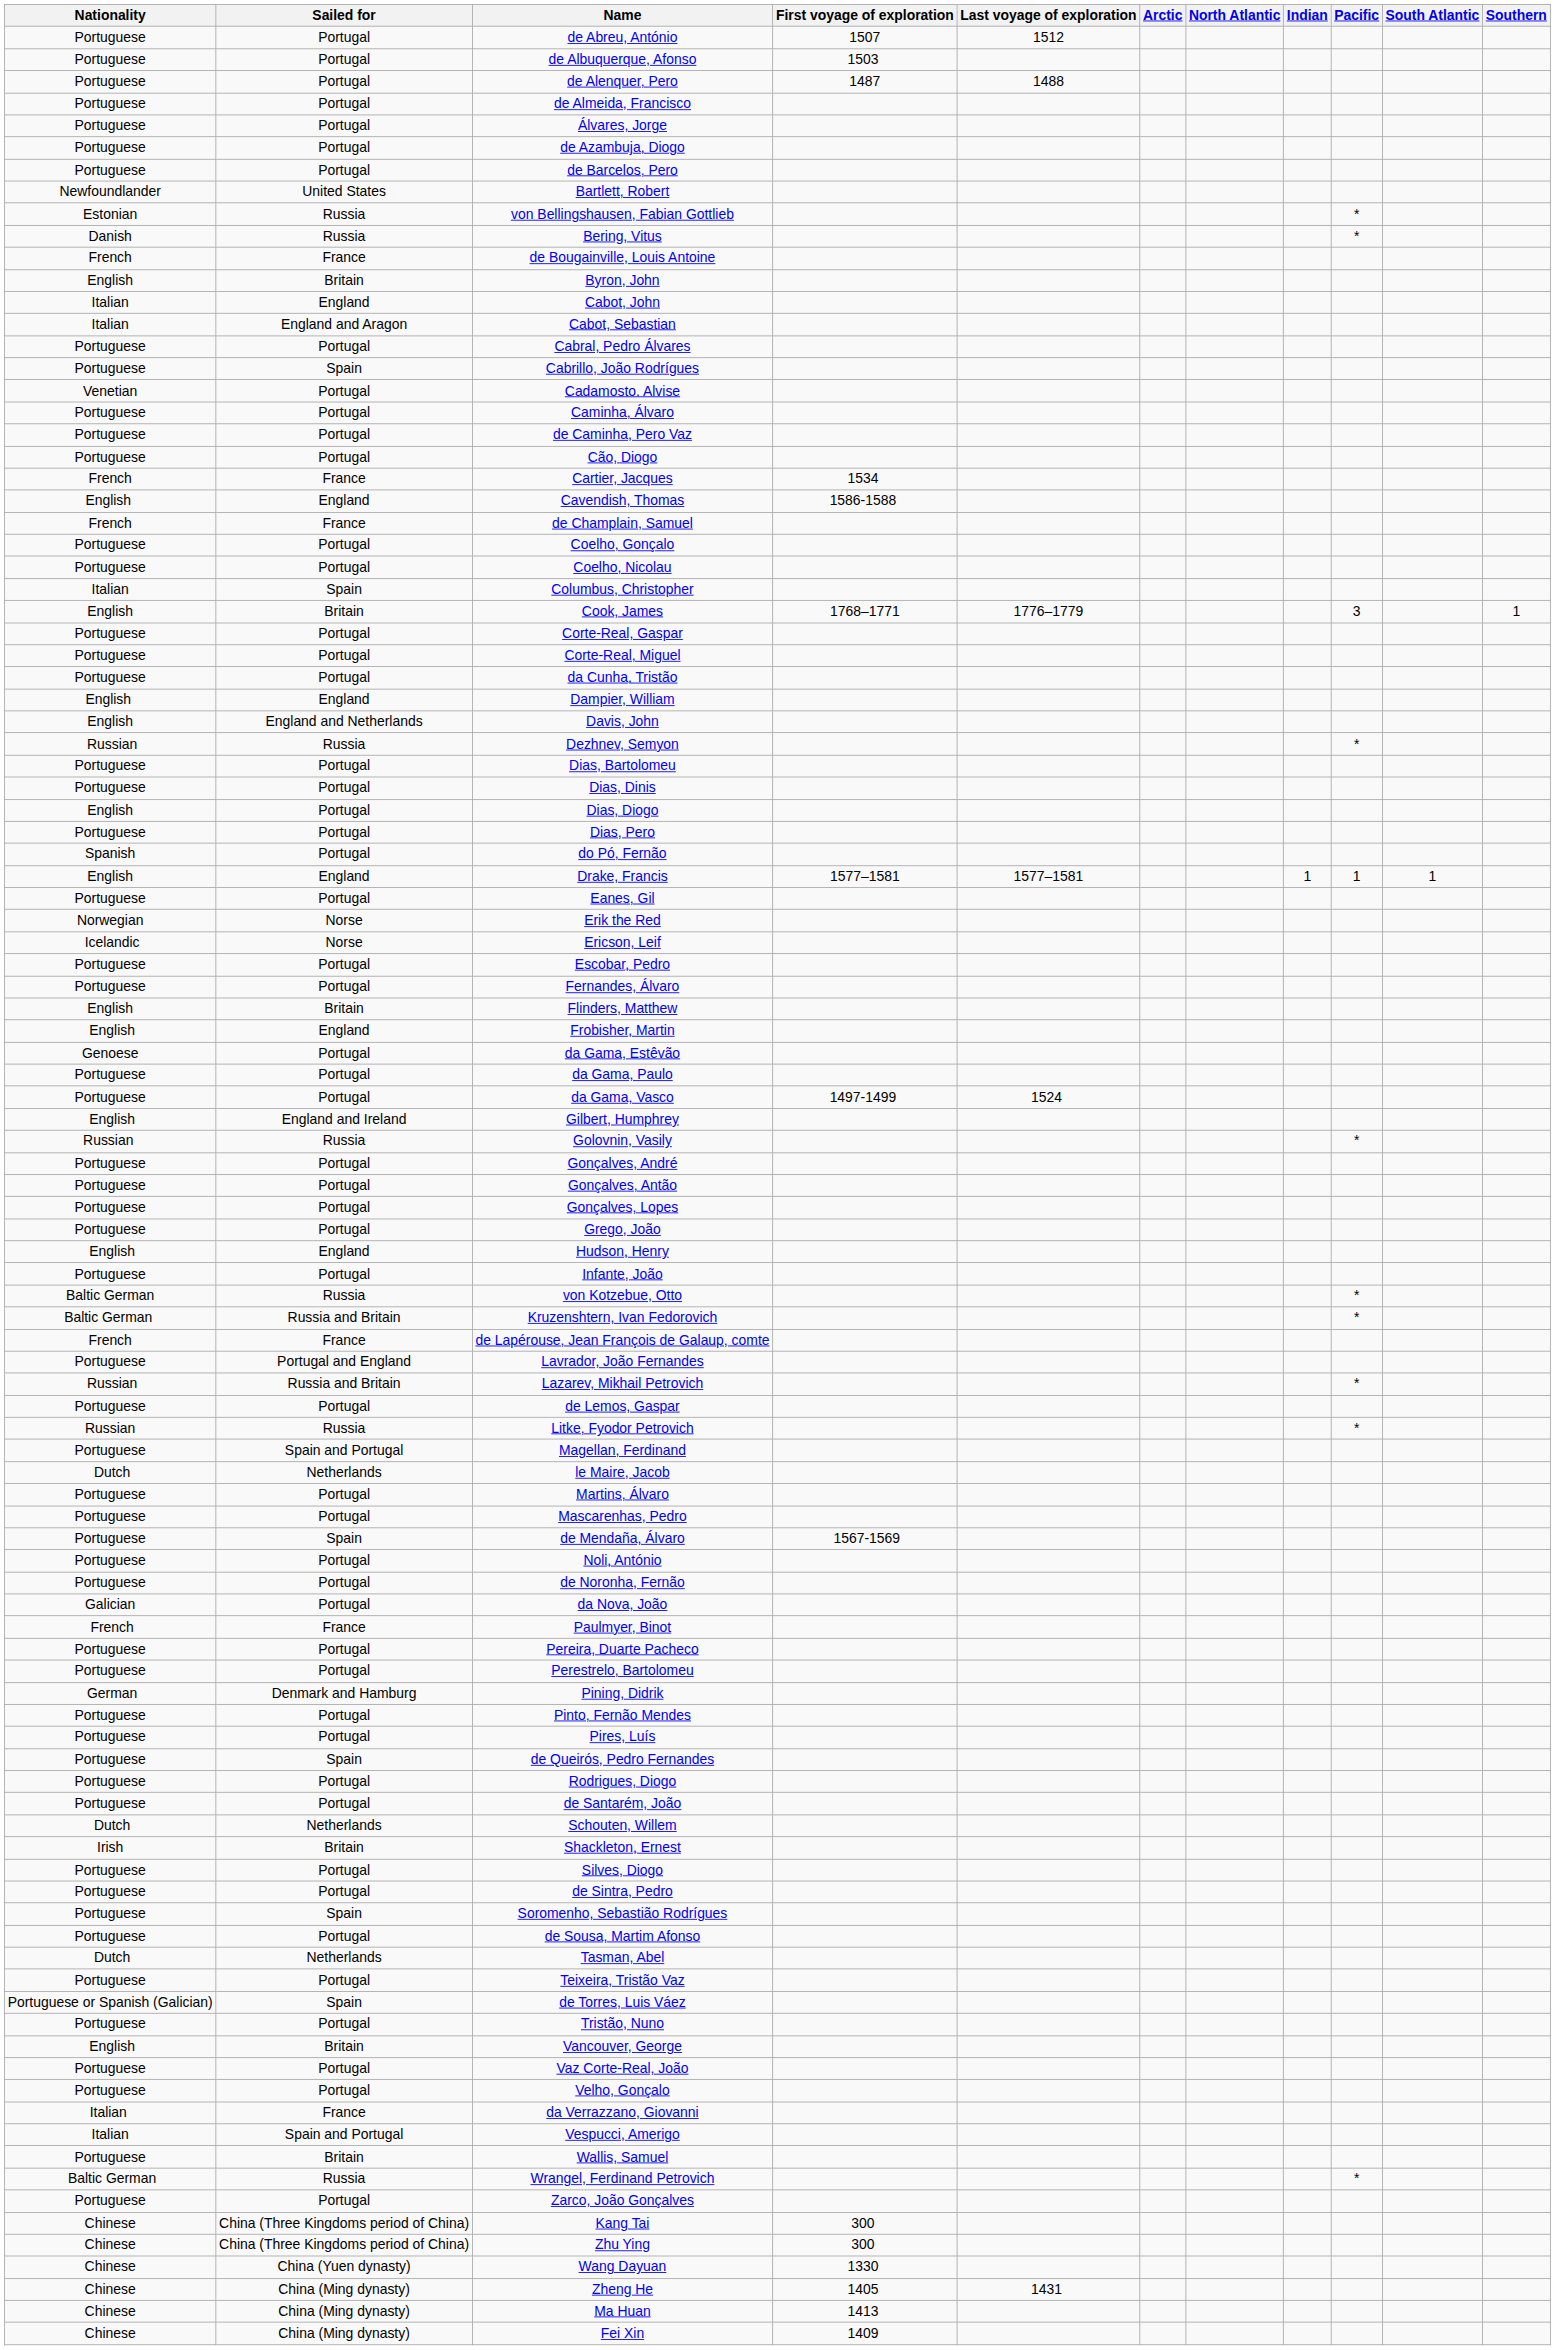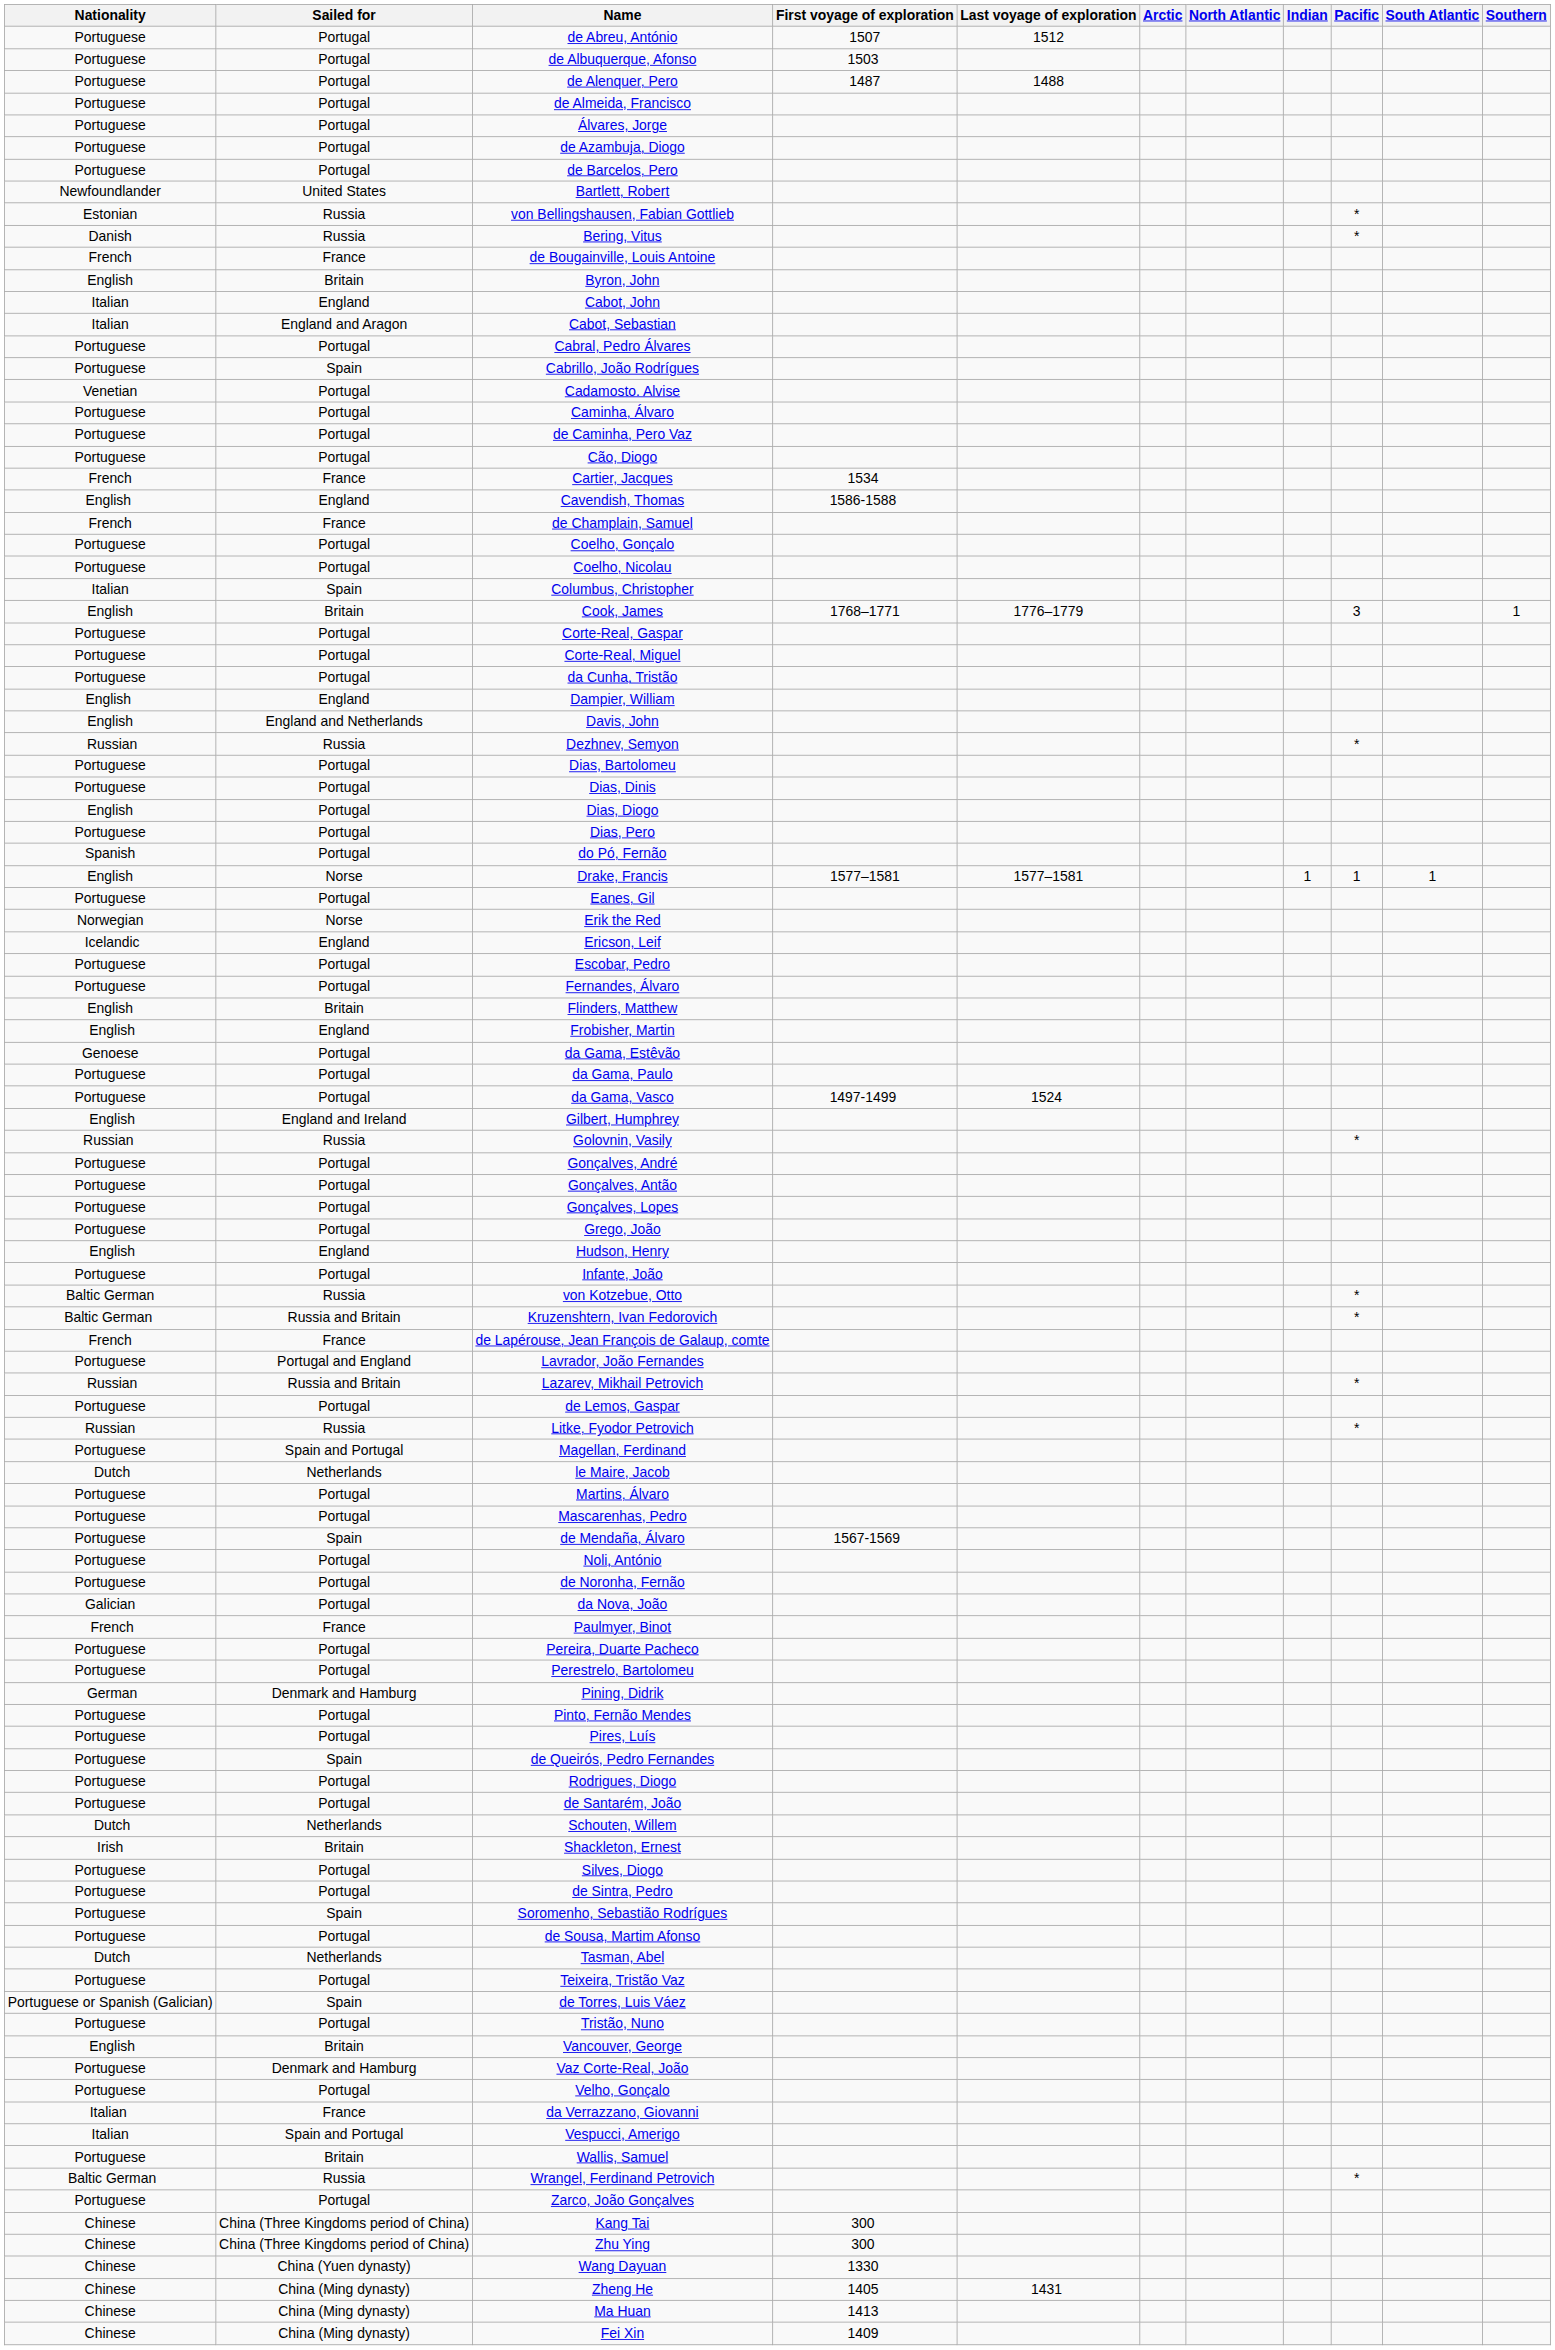(344, 876) England -> (344, 876) Norse
(344, 942) Norse -> (344, 942) England
(344, 2068) Portugal -> (344, 2068) Denmark and Hamburg
